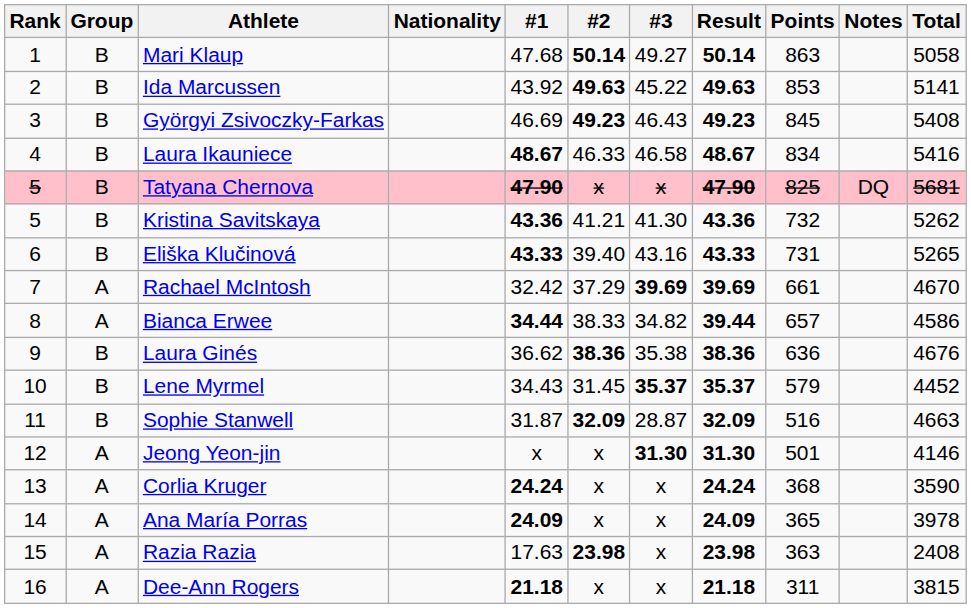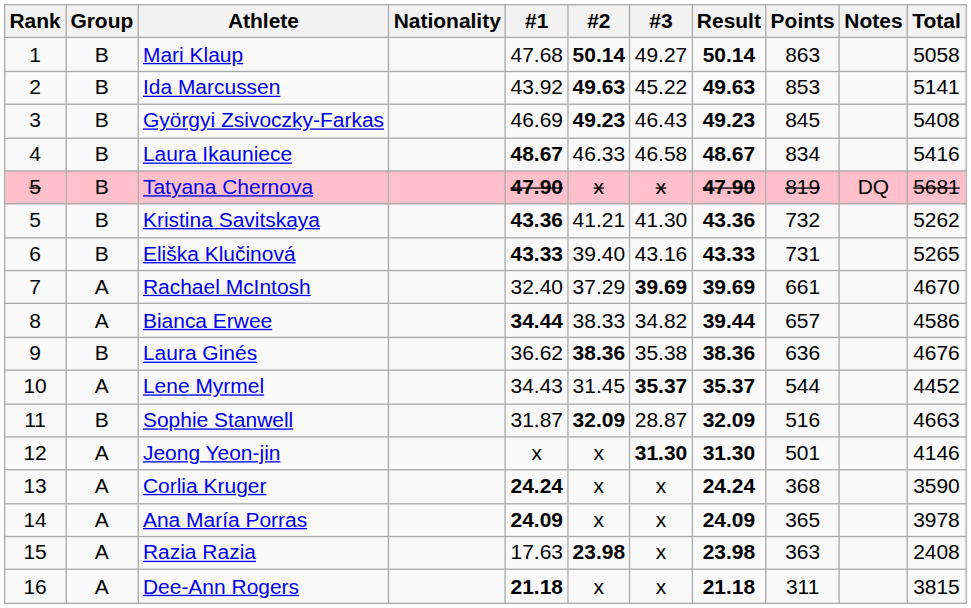(803, 187) 825 -> (803, 187) 819
(537, 287) 32.42 -> (537, 287) 32.40
(102, 386) B -> (102, 386) A
(803, 386) 579 -> (803, 386) 544
